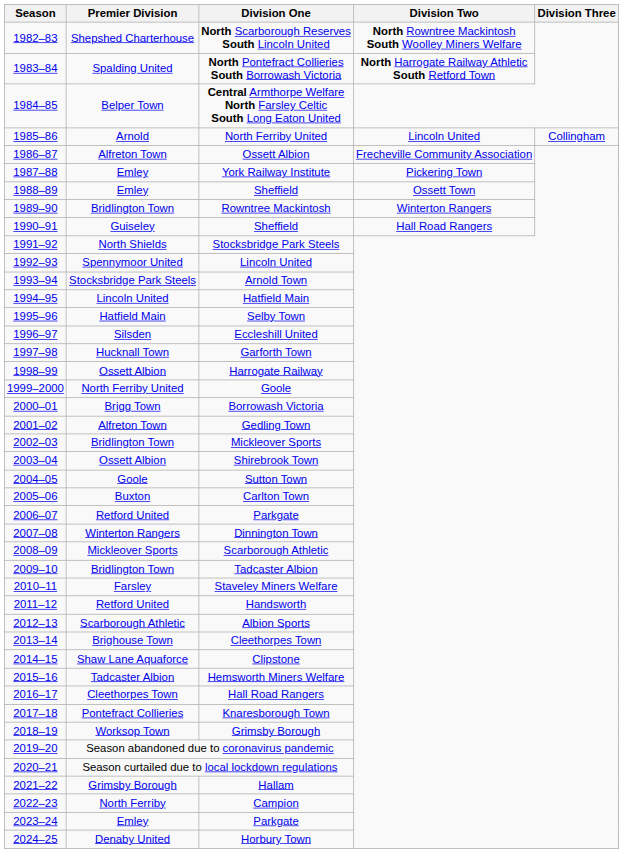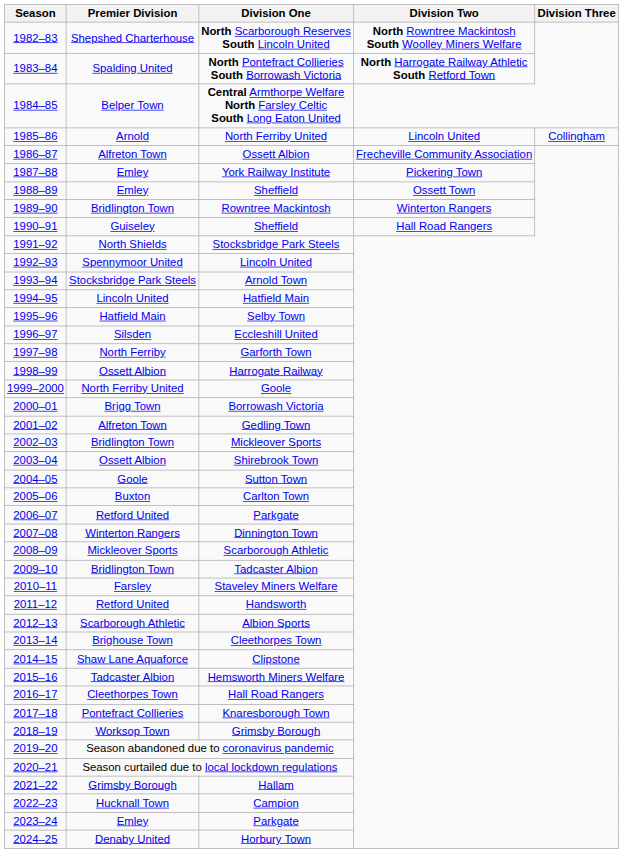(133, 352) Hucknall Town -> (133, 352) North Ferriby
(133, 803) North Ferriby -> (133, 803) Hucknall Town
